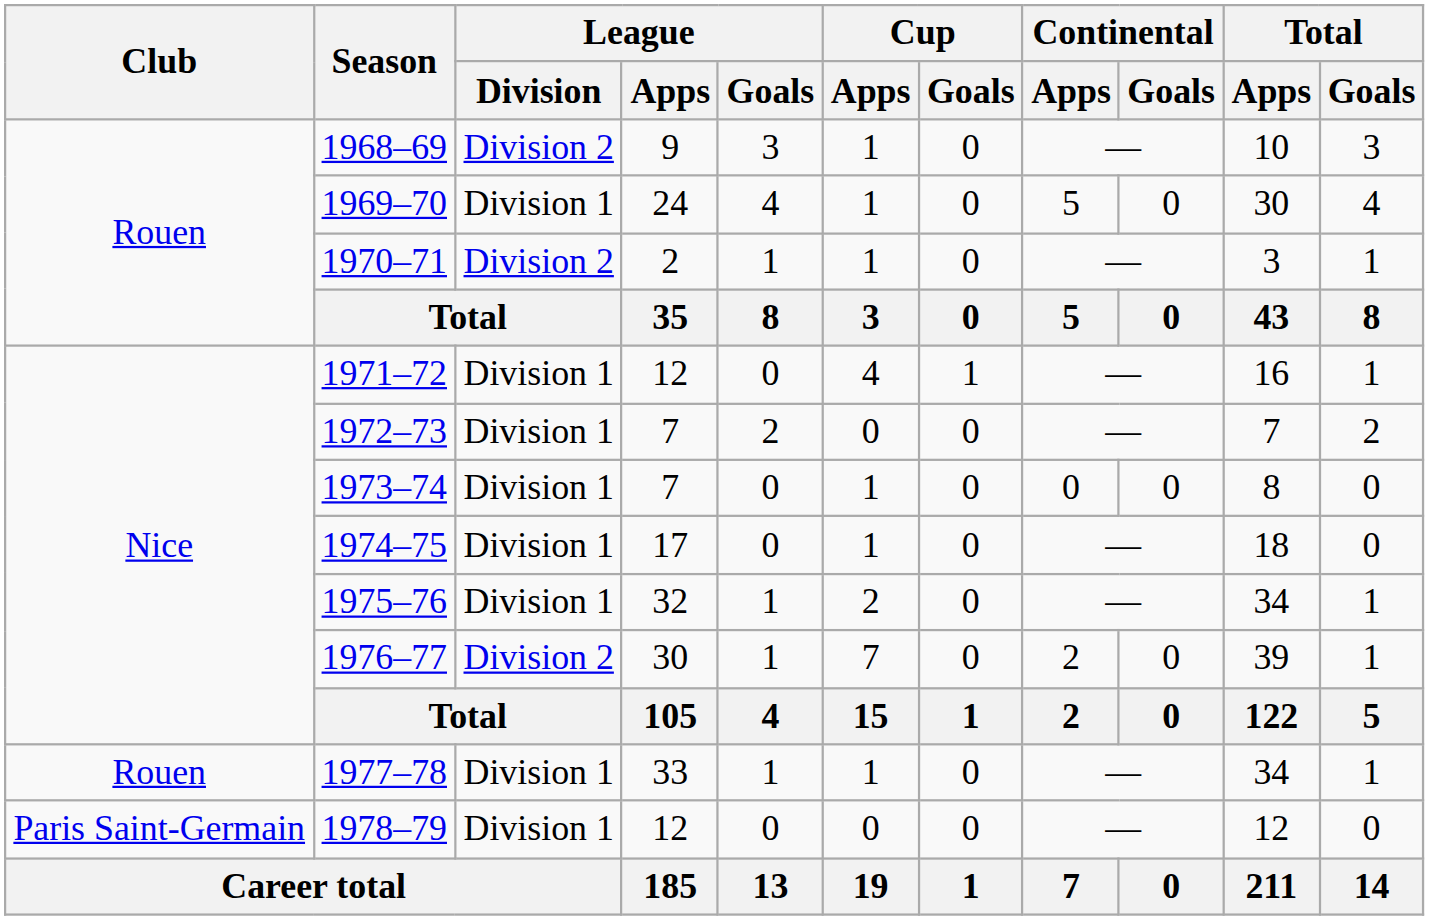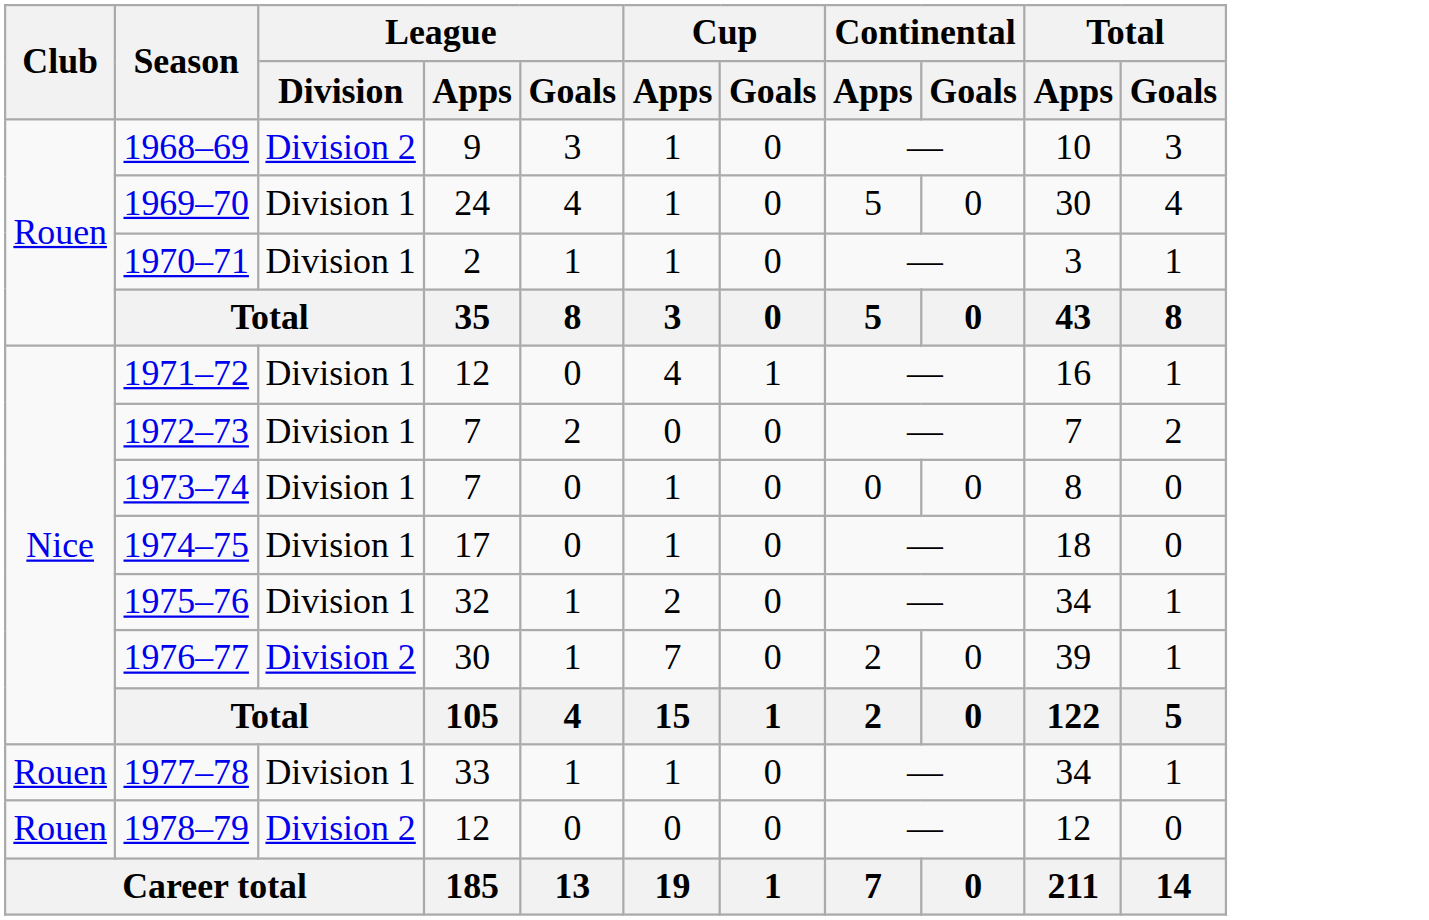(539, 260) Division 2 -> (341, 260) Division 1
(159, 828) Paris Saint-Germain -> (60, 828) Rouen
(539, 828) Division 1 -> (341, 828) Division 2
